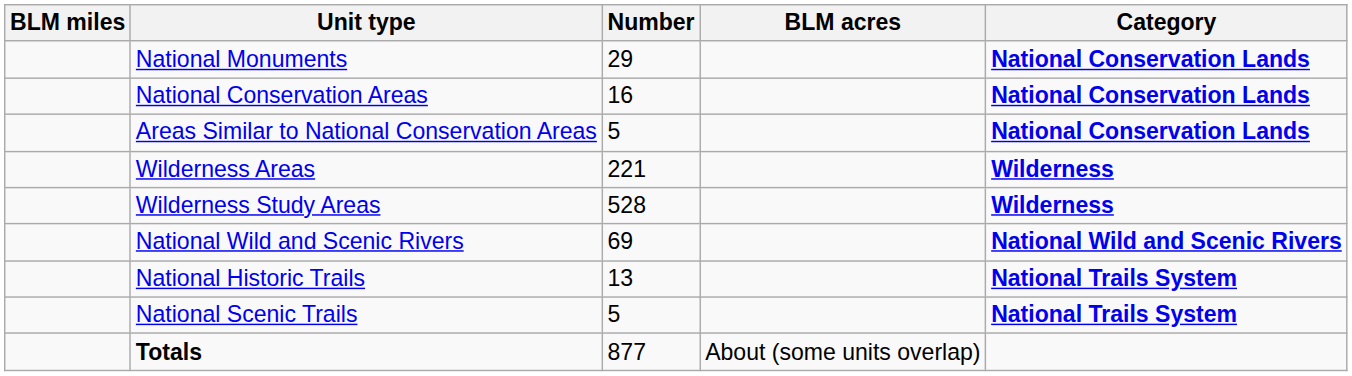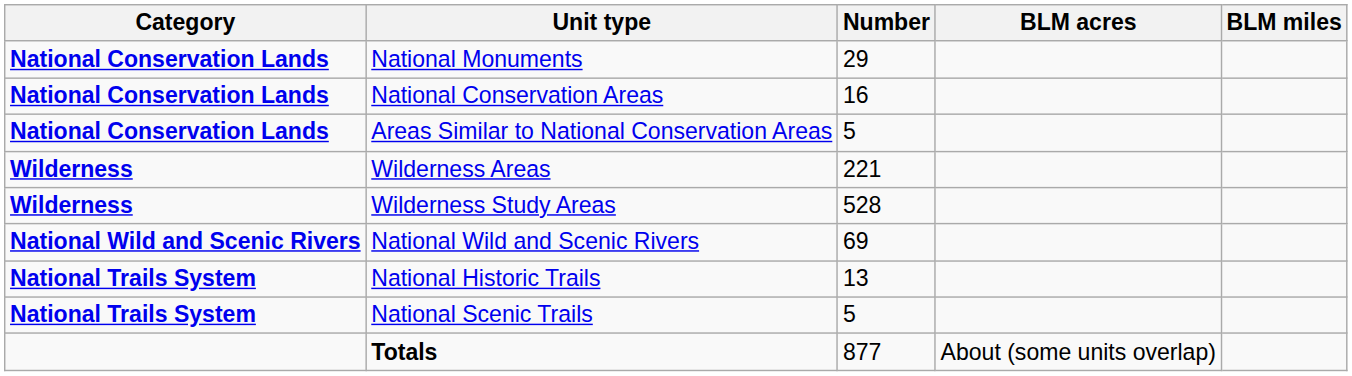columns swapped: (1166, 22) <-> (68, 22)
